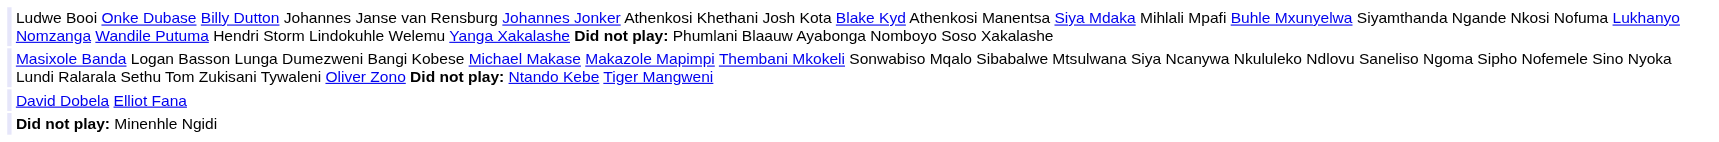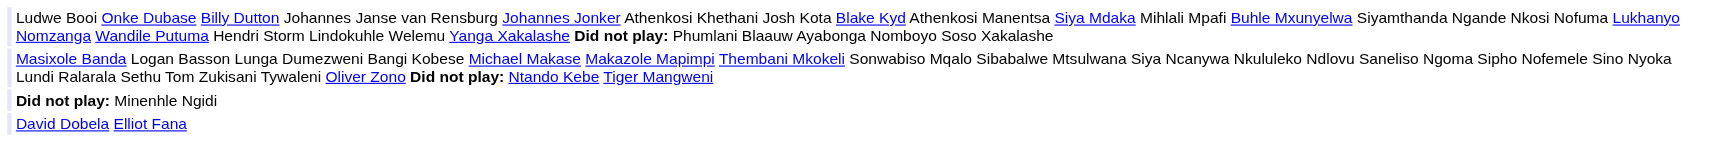rows swapped: (117, 124) <-> (101, 100)
